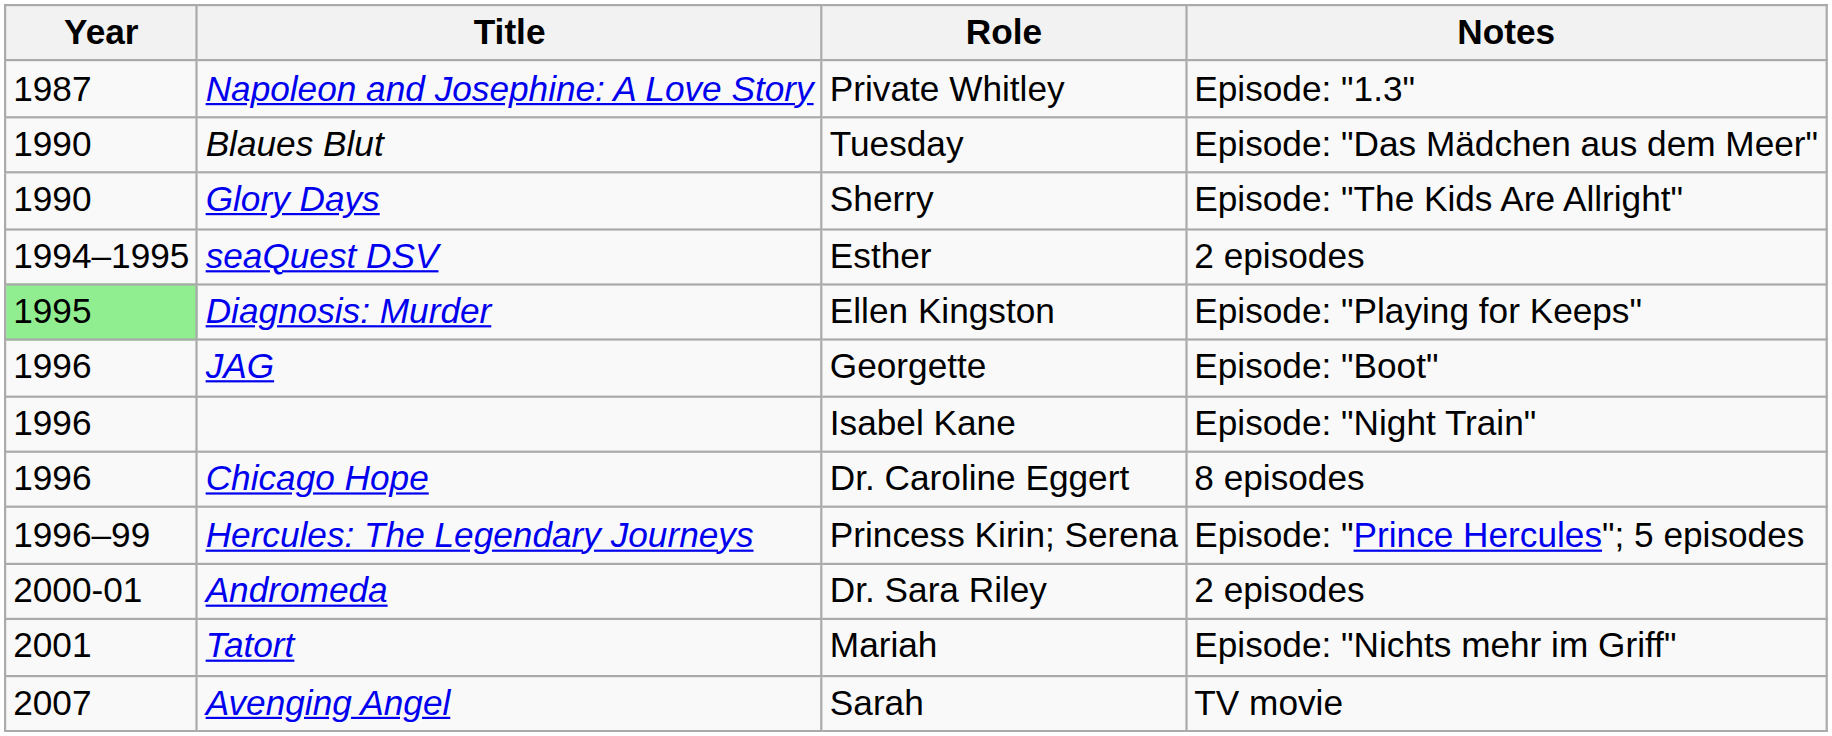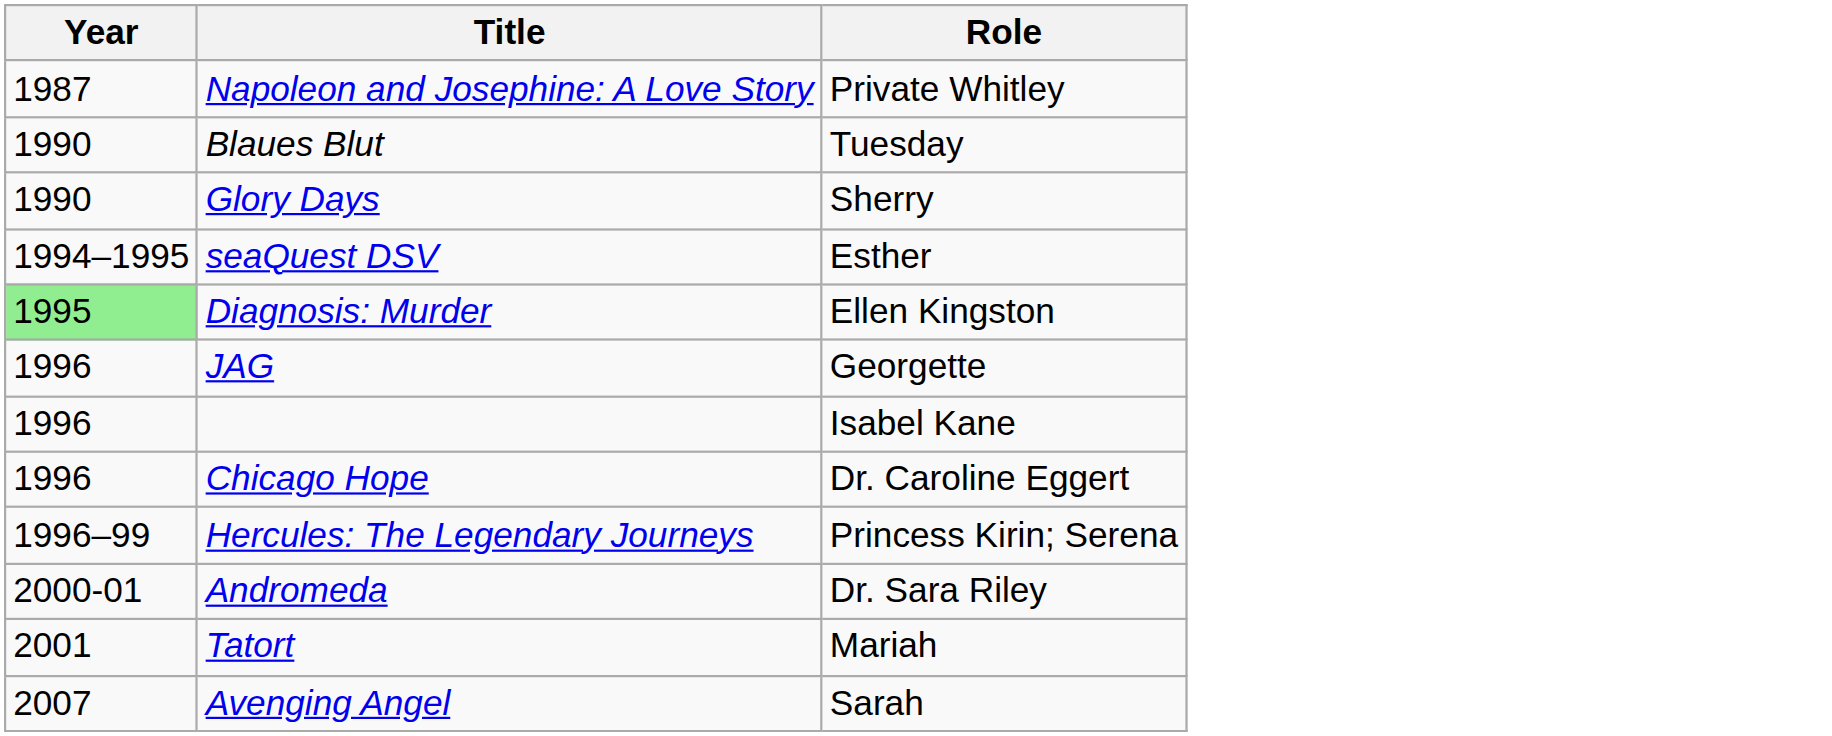- column: (1506, 32)
